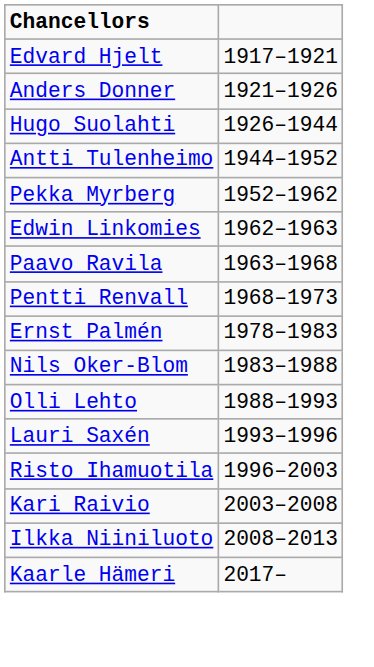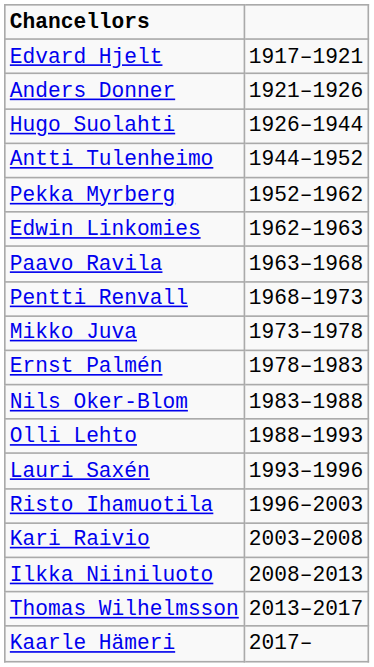+ row: (73, 333)
+ row: (124, 609)
